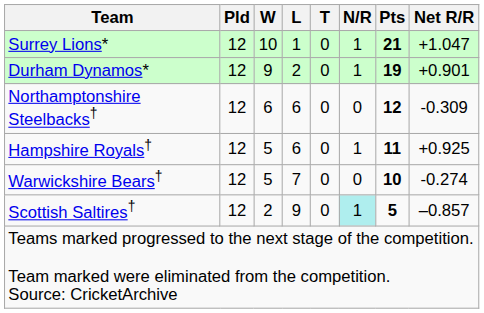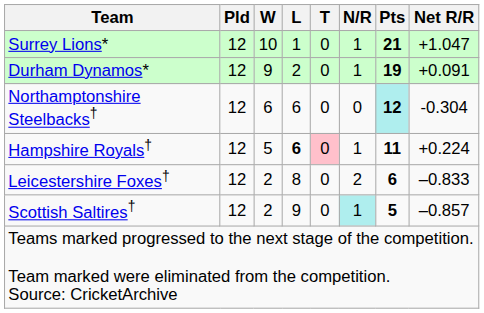(444, 70) +0.901 -> (444, 70) +0.091
(392, 108) no background -> (392, 108) paleturquoise background
(444, 108) -0.309 -> (444, 108) -0.304
(296, 148) normal -> (296, 148) bold
(325, 148) no background -> (325, 148) pink background
(444, 148) +0.925 -> (444, 148) +0.224
- row: (85, 179)
+ row: (89, 179)
